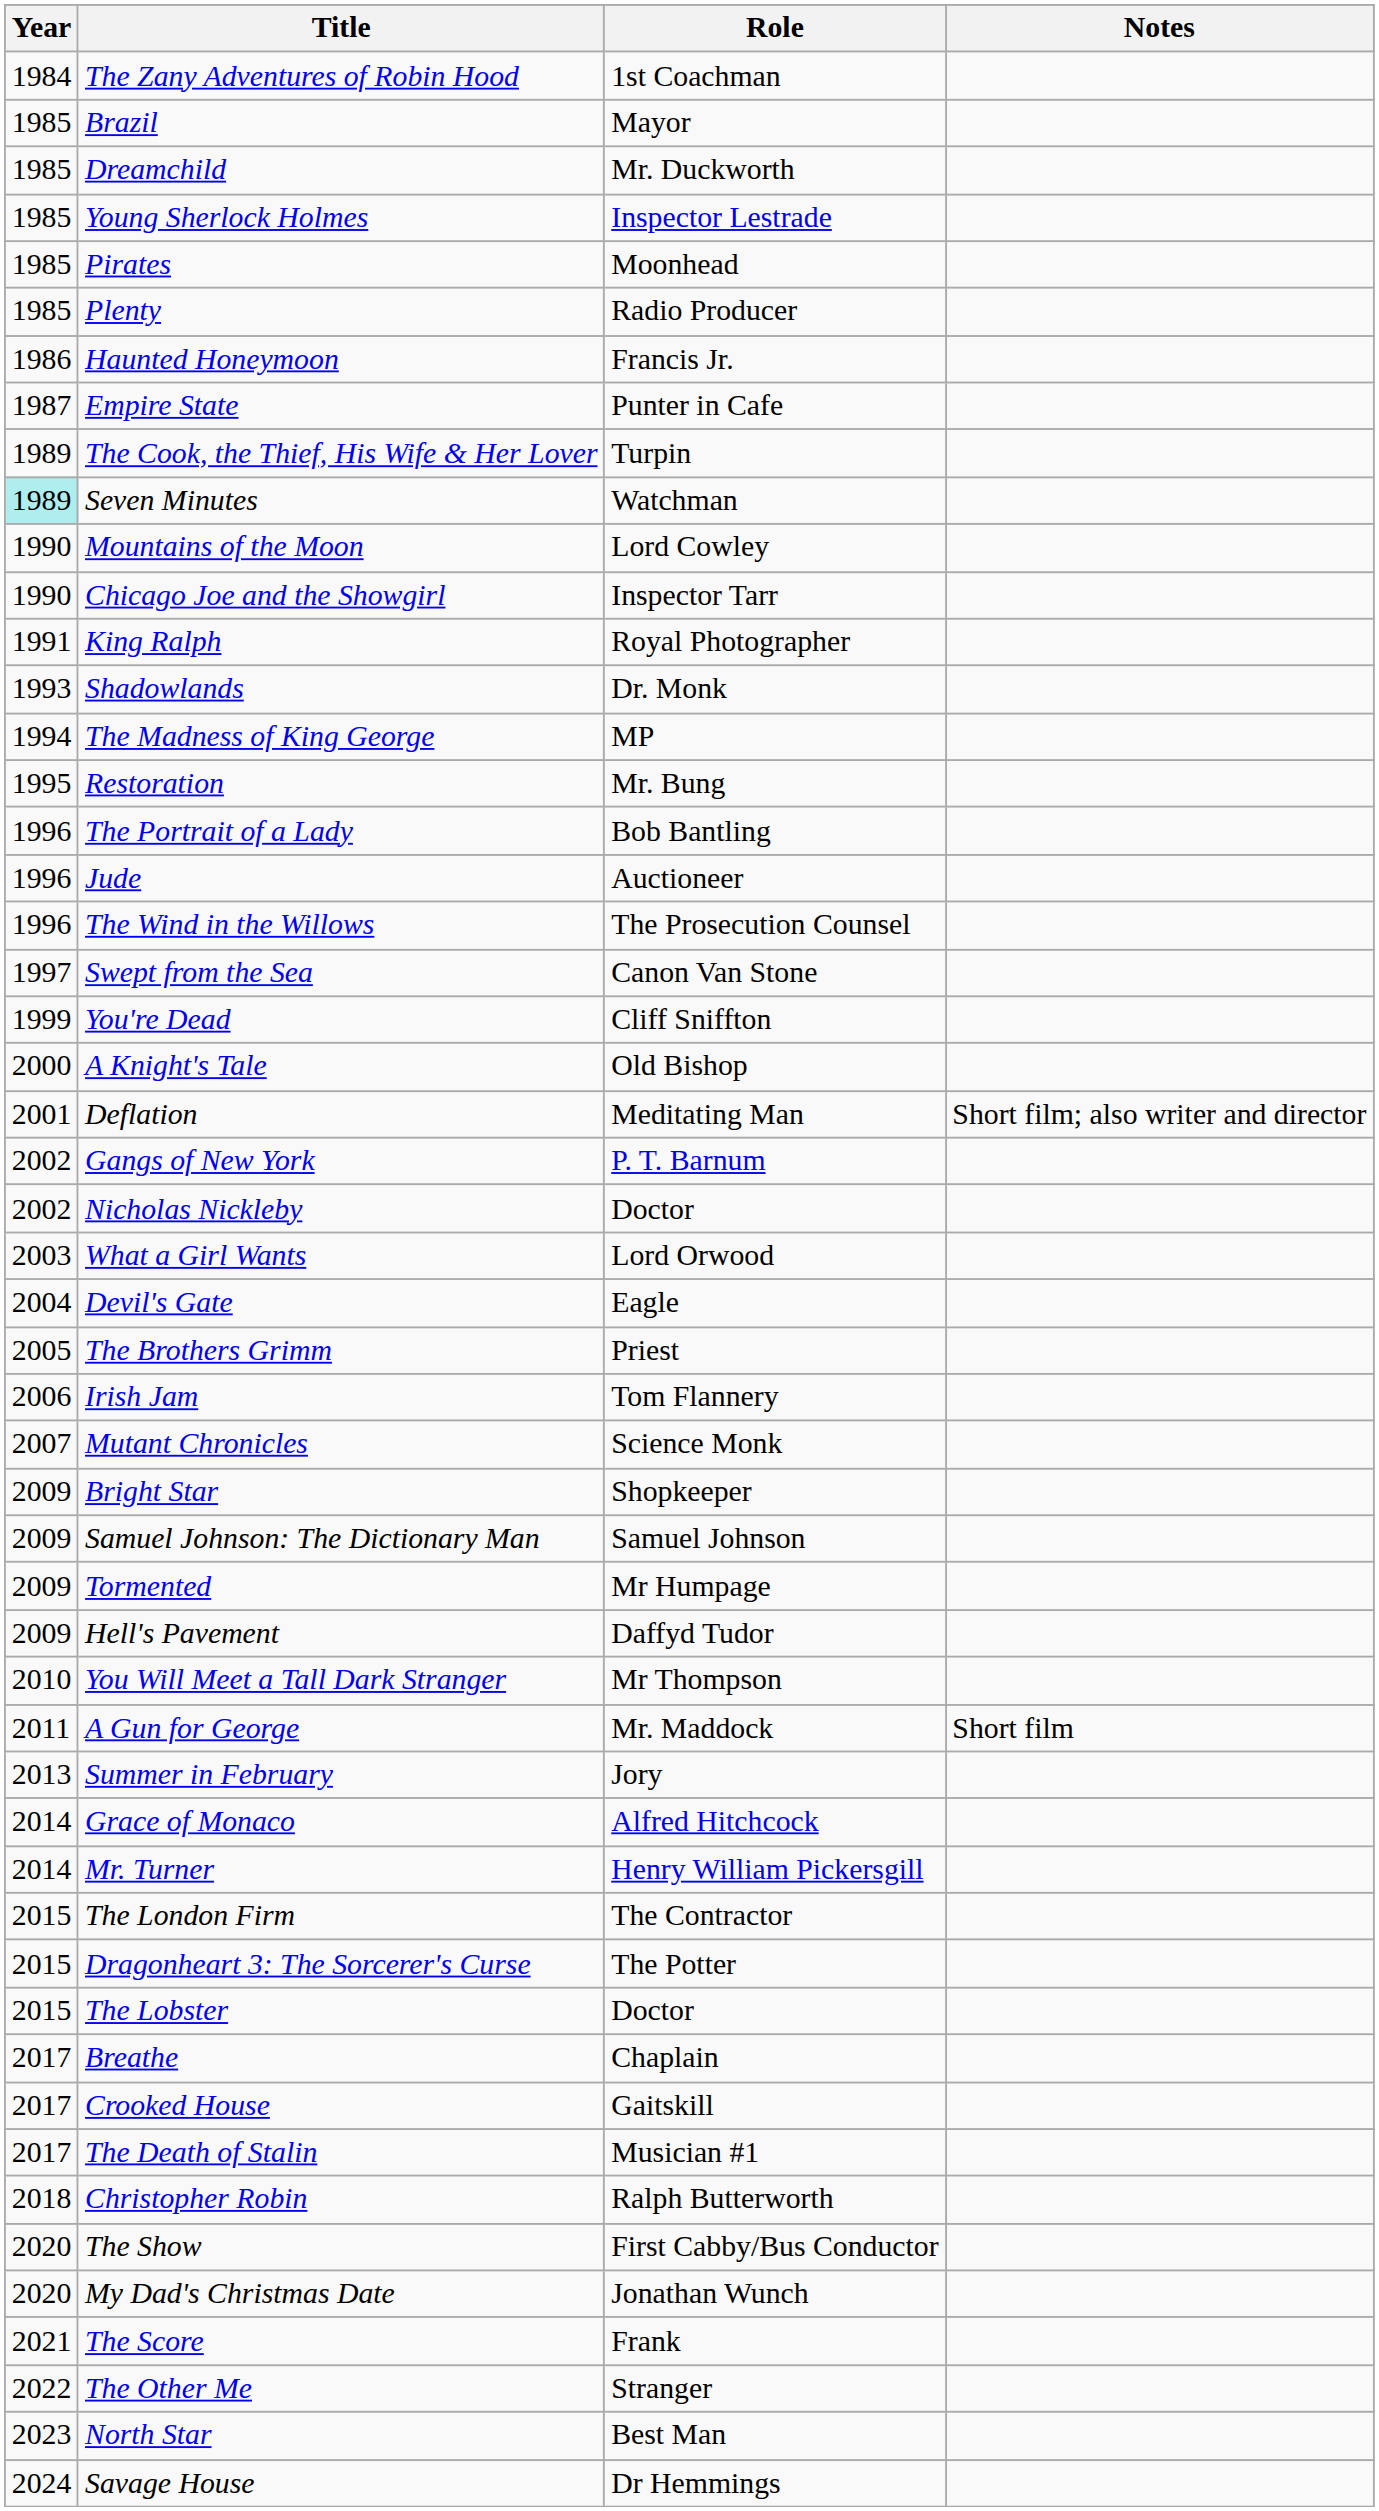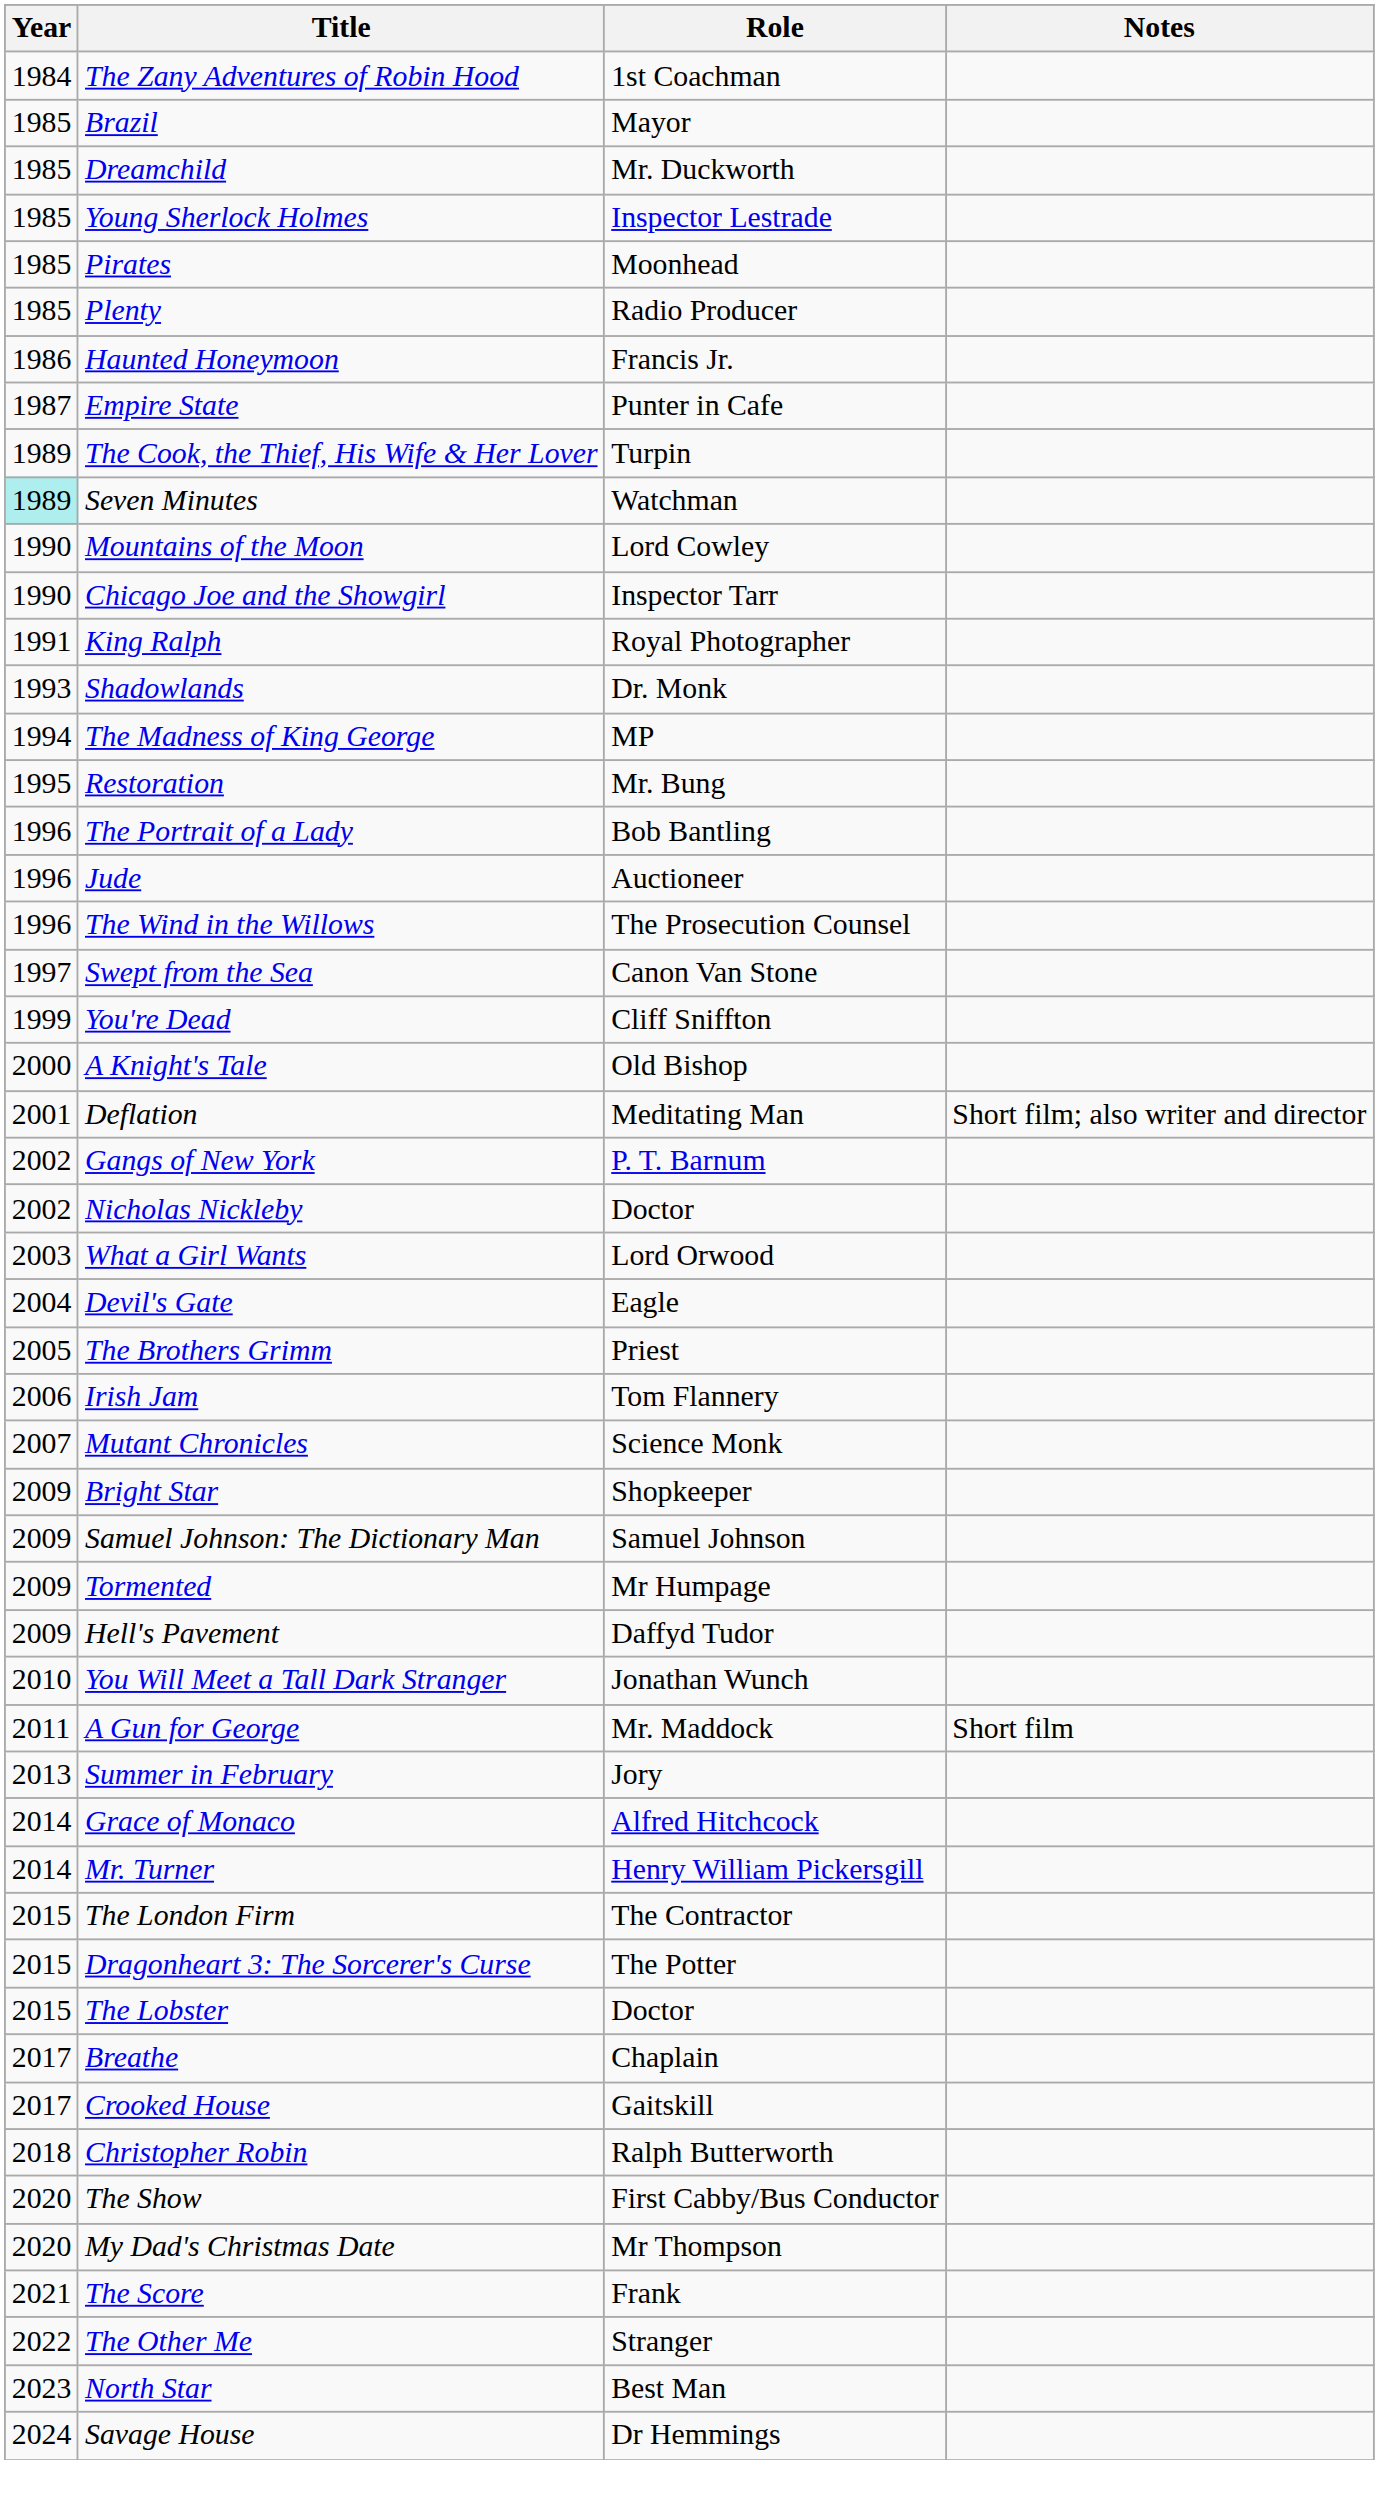(697, 1680) Mr Thompson -> (710, 1680) Jonathan Wunch
- row: (201, 2151)
(710, 2293) Jonathan Wunch -> (697, 2246) Mr Thompson
